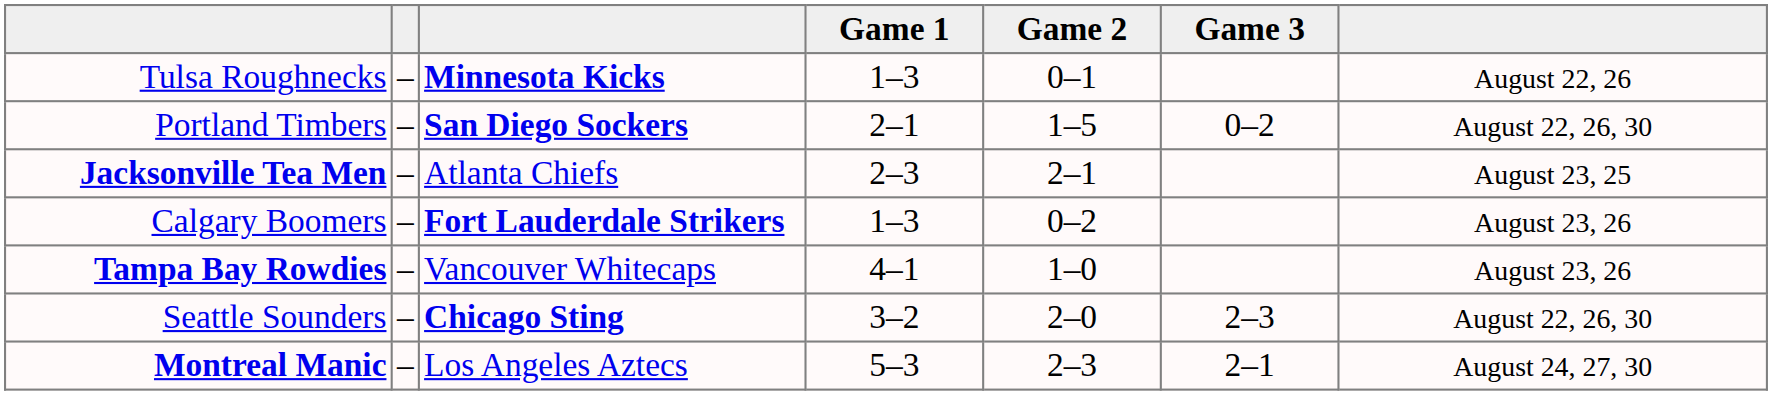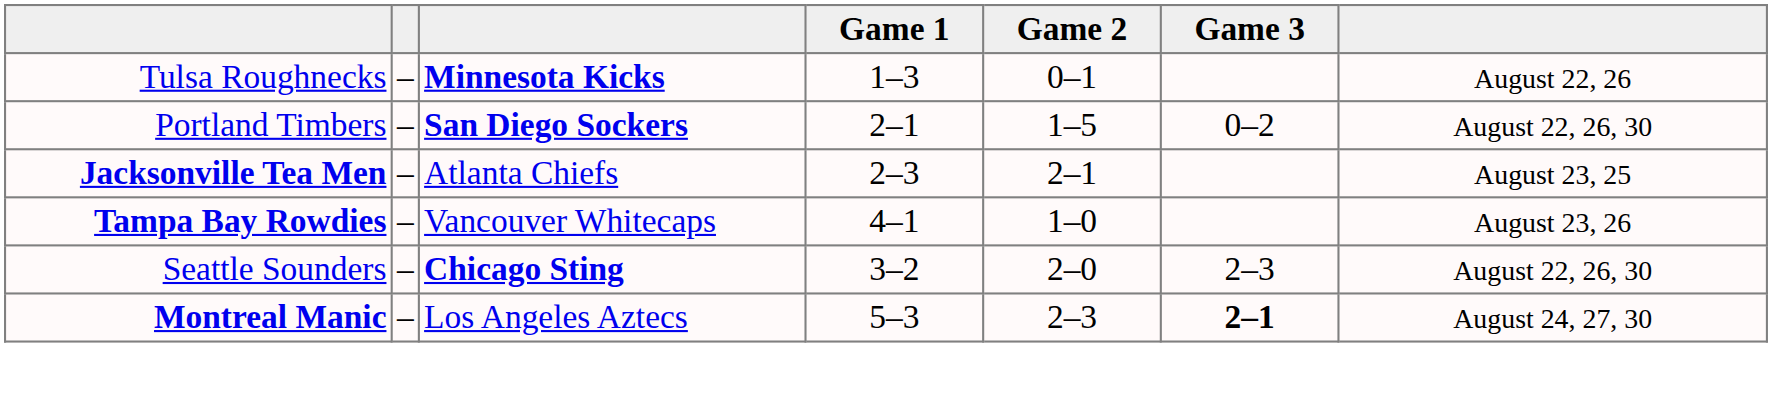- row: (269, 220)
(1250, 365) normal -> (1250, 316) bold
